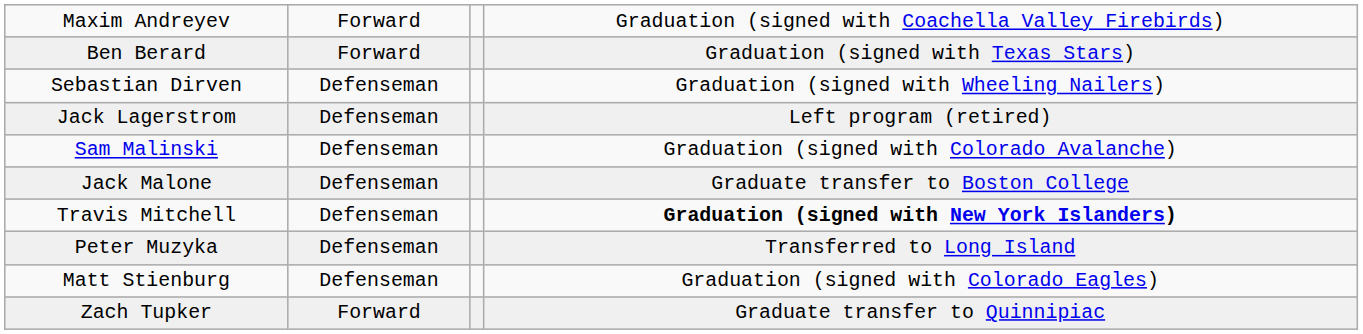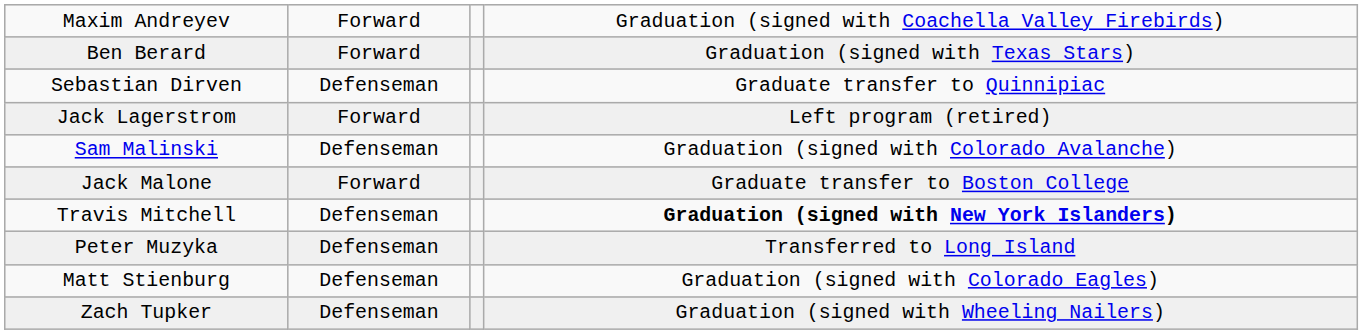(920, 86) Graduation (signed with Wheeling Nailers) -> (920, 86) Graduate transfer to Quinnipiac
(379, 118) Defenseman -> (379, 118) Forward
(379, 183) Defenseman -> (379, 183) Forward
(379, 313) Forward -> (379, 313) Defenseman
(920, 313) Graduate transfer to Quinnipiac -> (920, 313) Graduation (signed with Wheeling Nailers)
